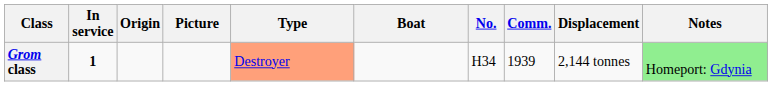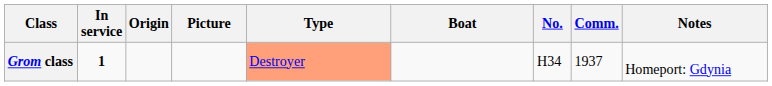- column: (599, 23)
(521, 61) 1939 -> (589, 61) 1937
(699, 69) lightgreen background -> (678, 69) no background
